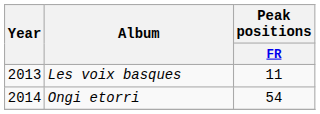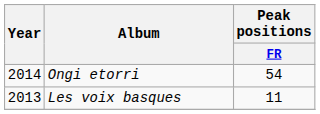rows swapped: (115, 76) <-> (94, 98)
